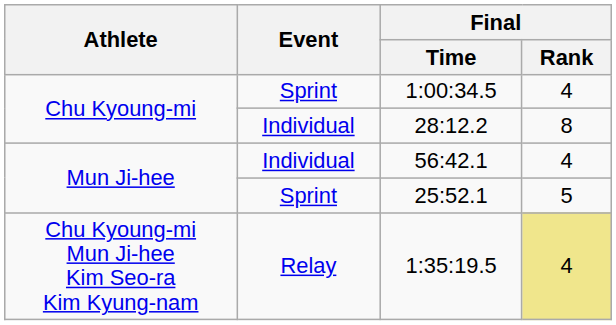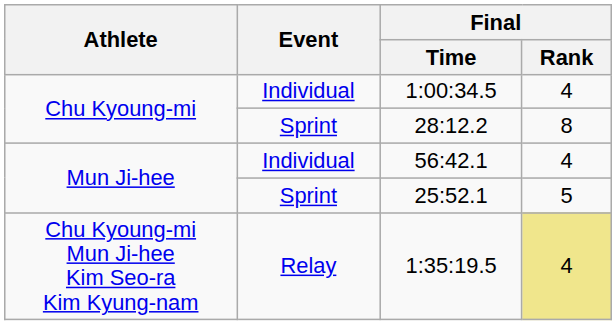(308, 92) Sprint -> (308, 92) Individual
(308, 126) Individual -> (308, 126) Sprint
